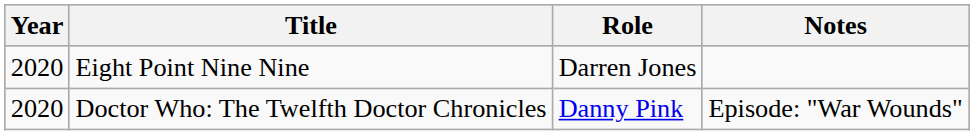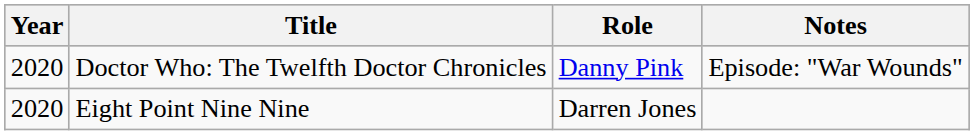rows swapped: (192, 66) <-> (311, 108)
